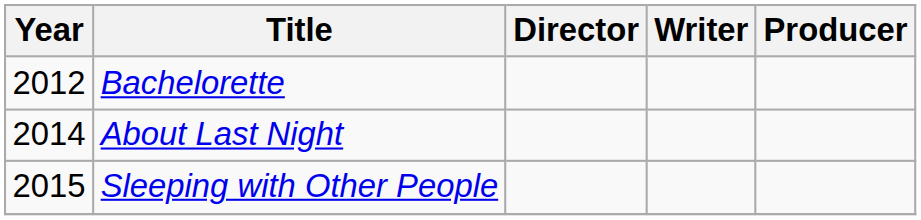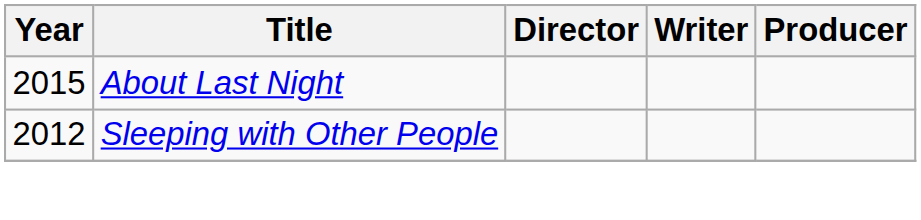- row: (193, 82)
(49, 134) 2014 -> (49, 82) 2015
(49, 186) 2015 -> (49, 134) 2012
